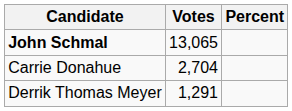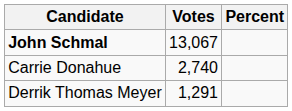(194, 42) 13,065 -> (194, 42) 13,067
(198, 67) 2,704 -> (198, 67) 2,740
